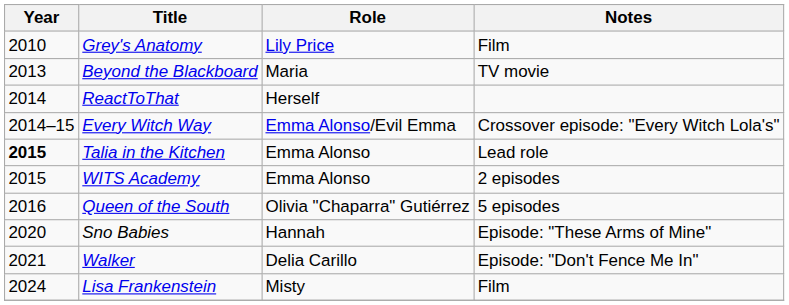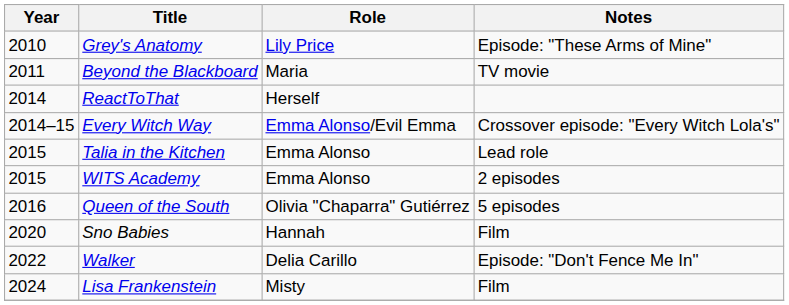(494, 44) Film -> (594, 44) Episode: "These Arms of Mine"
(27, 71) 2013 -> (27, 71) 2011
(27, 152) bold -> (27, 152) normal
(594, 233) Episode: "These Arms of Mine" -> (494, 233) Film
(27, 260) 2021 -> (27, 260) 2022
